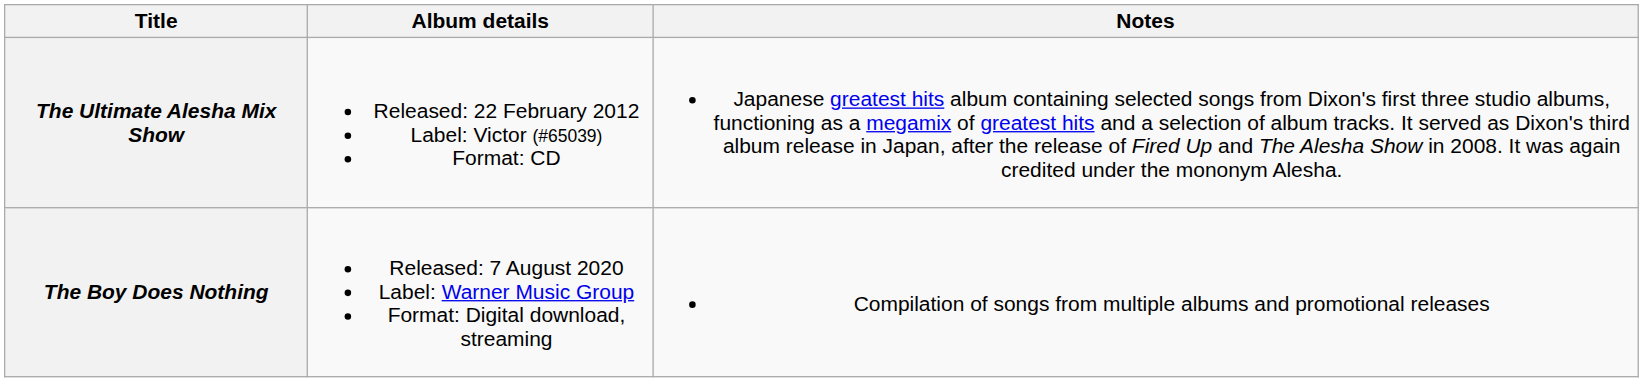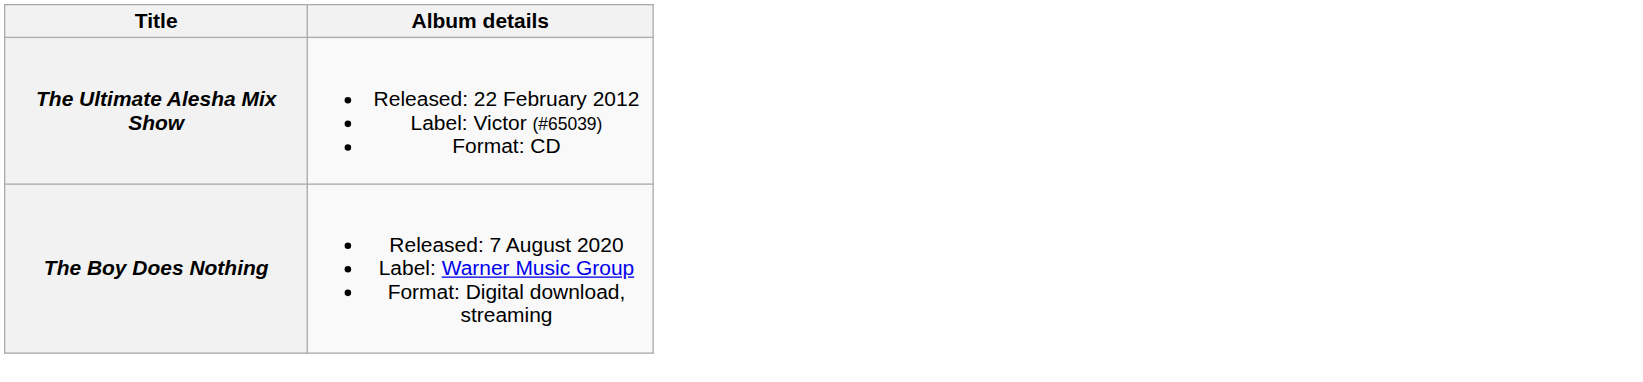- column: (1145, 21)
